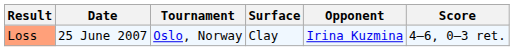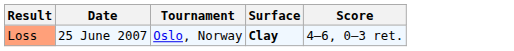- column: (355, 14)
(263, 35) normal -> (263, 35) bold
